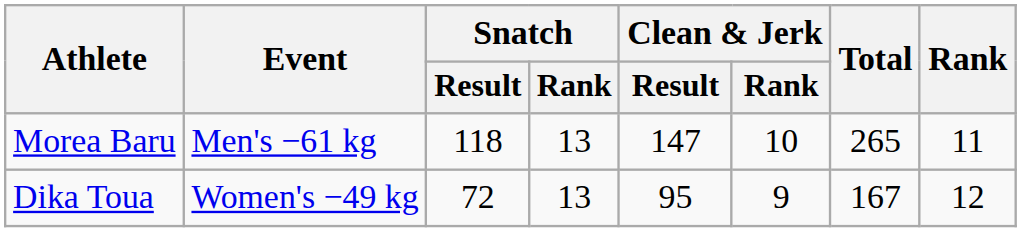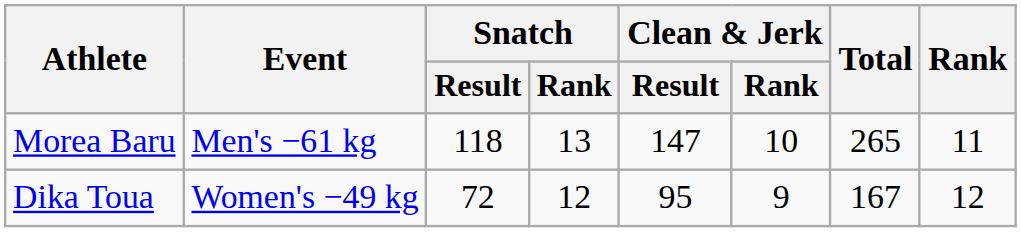(574, 197) 13 -> (574, 197) 12
